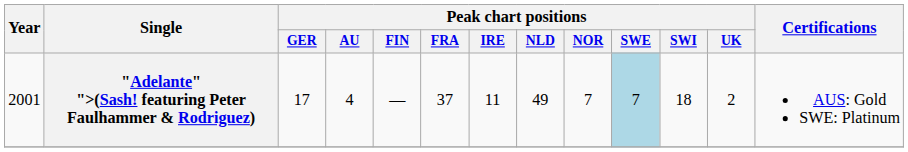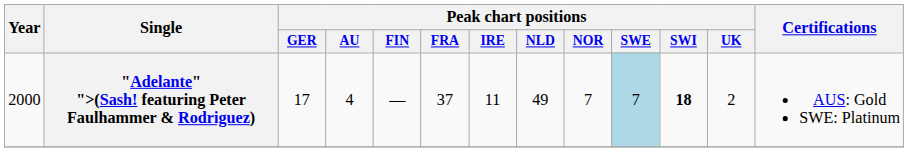(24, 99) 2001 -> (24, 99) 2000
(683, 99) normal -> (683, 99) bold
